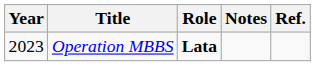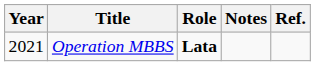(26, 46) 2023 -> (26, 46) 2021
